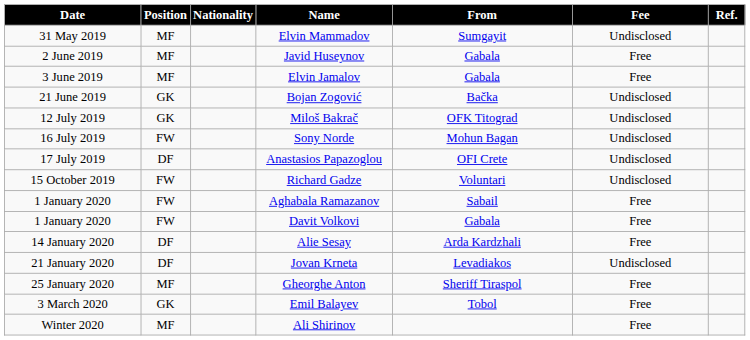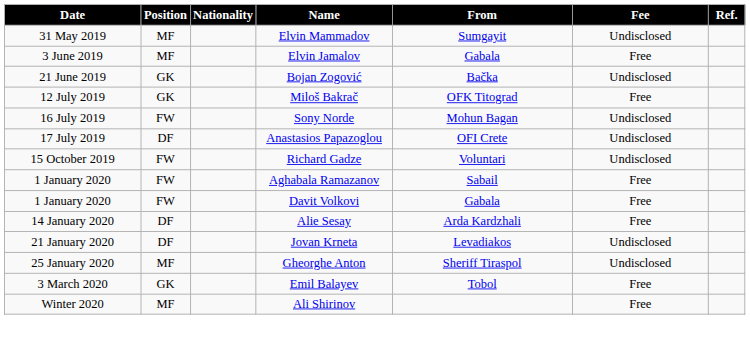- row: (324, 56)
(640, 118) Undisclosed -> (640, 97) Free
(640, 283) Free -> (640, 263) Undisclosed
